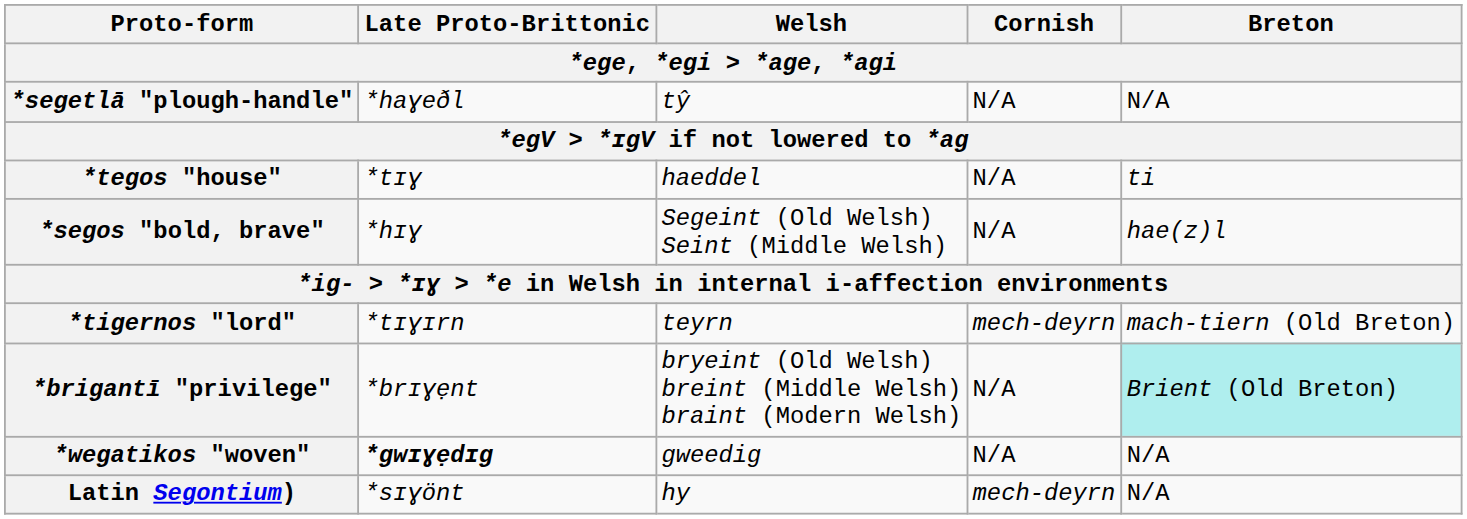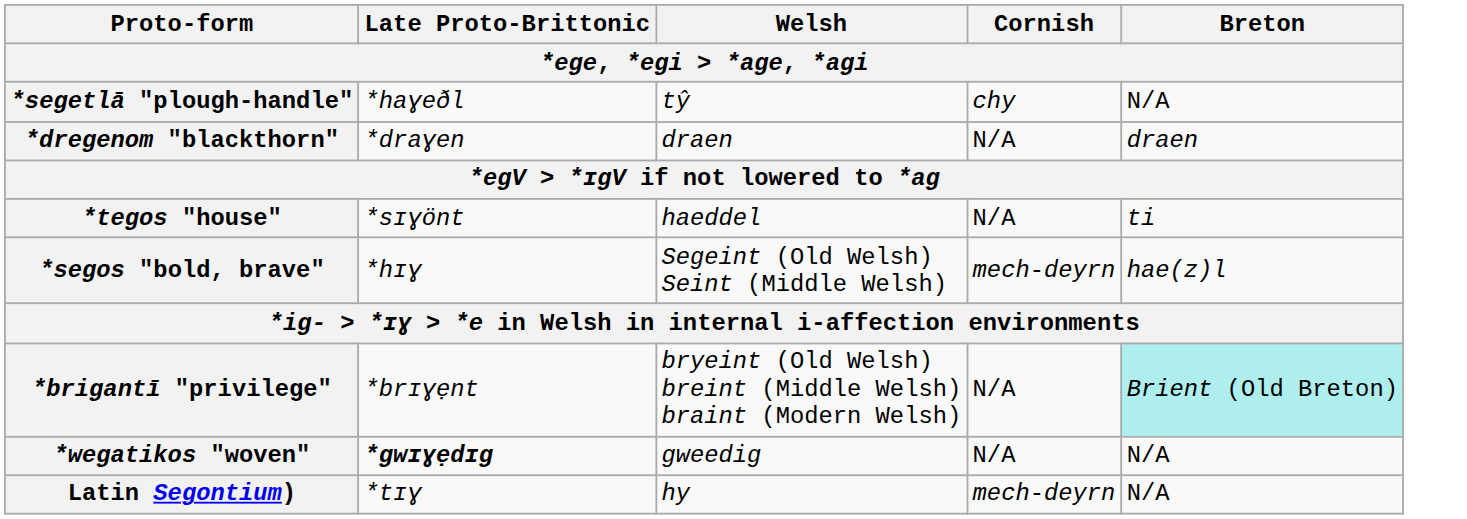(994, 102) N/A -> (994, 102) chy
+ row: (182, 141)
(393, 179) *tɪɣ -> (415, 218) *sɪɣönt
(994, 232) N/A -> (1044, 271) mech-deyrn
- row: (182, 323)
(415, 494) *sɪɣönt -> (393, 494) *tɪɣ
